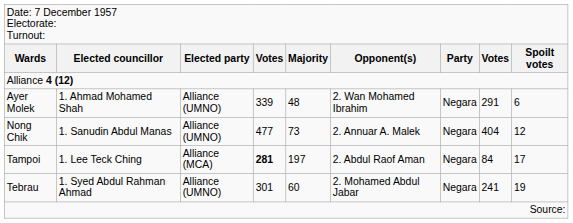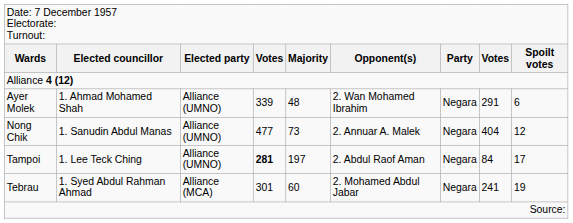(201, 159) Alliance (MCA) -> (202, 159) Alliance (UMNO)
(202, 187) Alliance (UMNO) -> (201, 187) Alliance (MCA)
